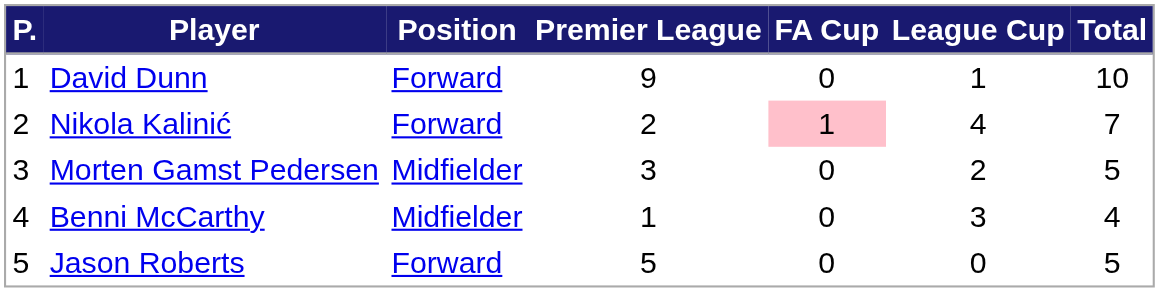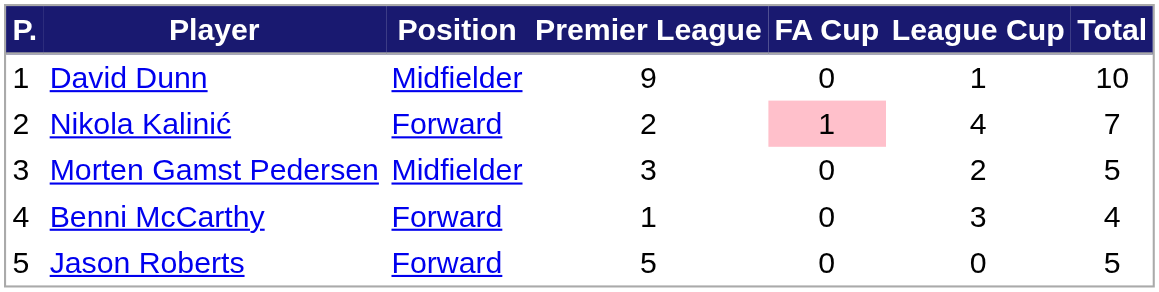(447, 77) Forward -> (457, 77) Midfielder
(457, 216) Midfielder -> (447, 216) Forward
